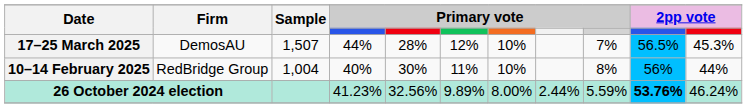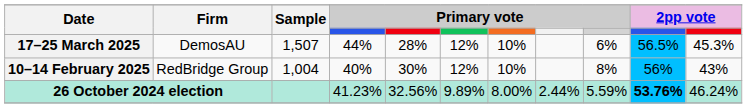(607, 46) 7% -> (607, 46) 6%
(464, 68) 11% -> (464, 68) 12%
(714, 68) 44% -> (714, 68) 43%
